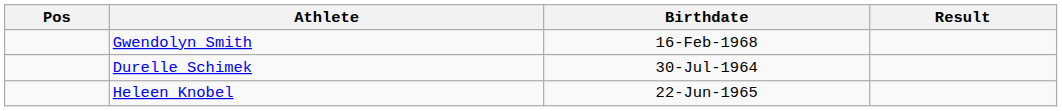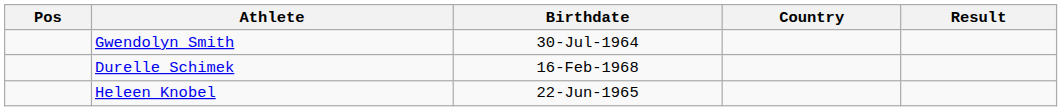+ column: (812, 17)
(707, 42) 16-Feb-1968 -> (588, 42) 30-Jul-1964
(707, 68) 30-Jul-1964 -> (588, 68) 16-Feb-1968
